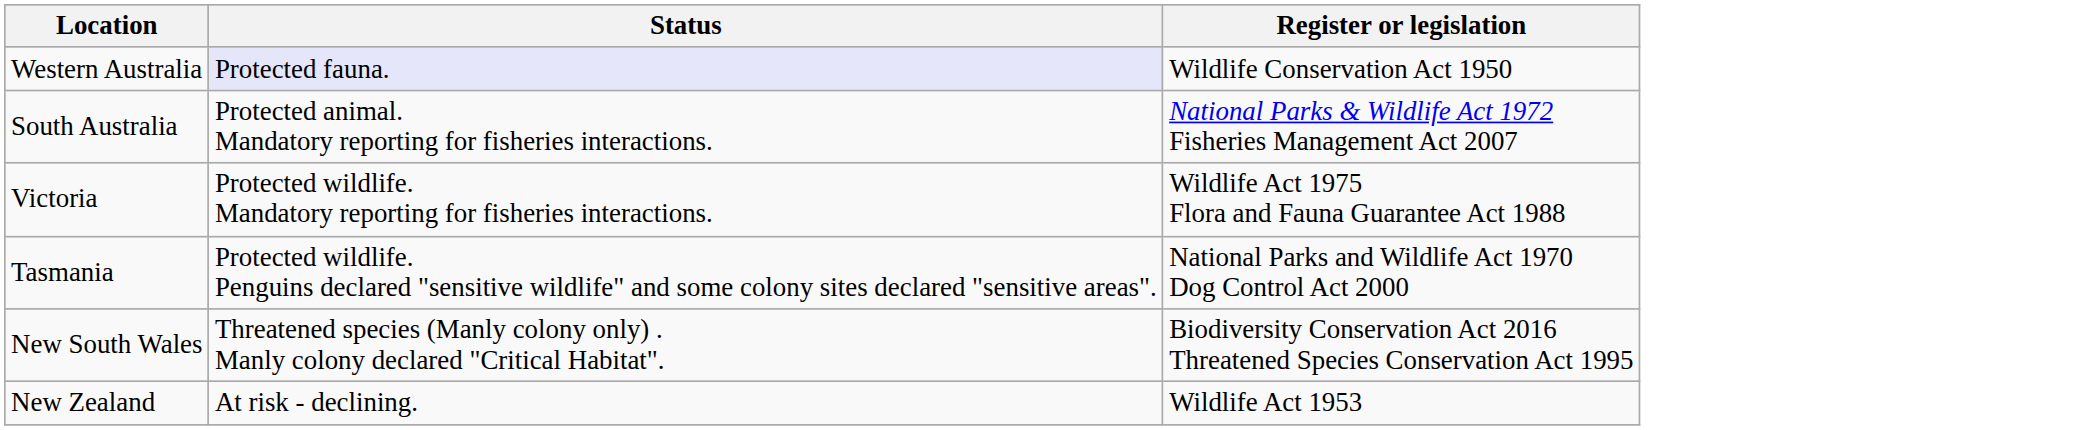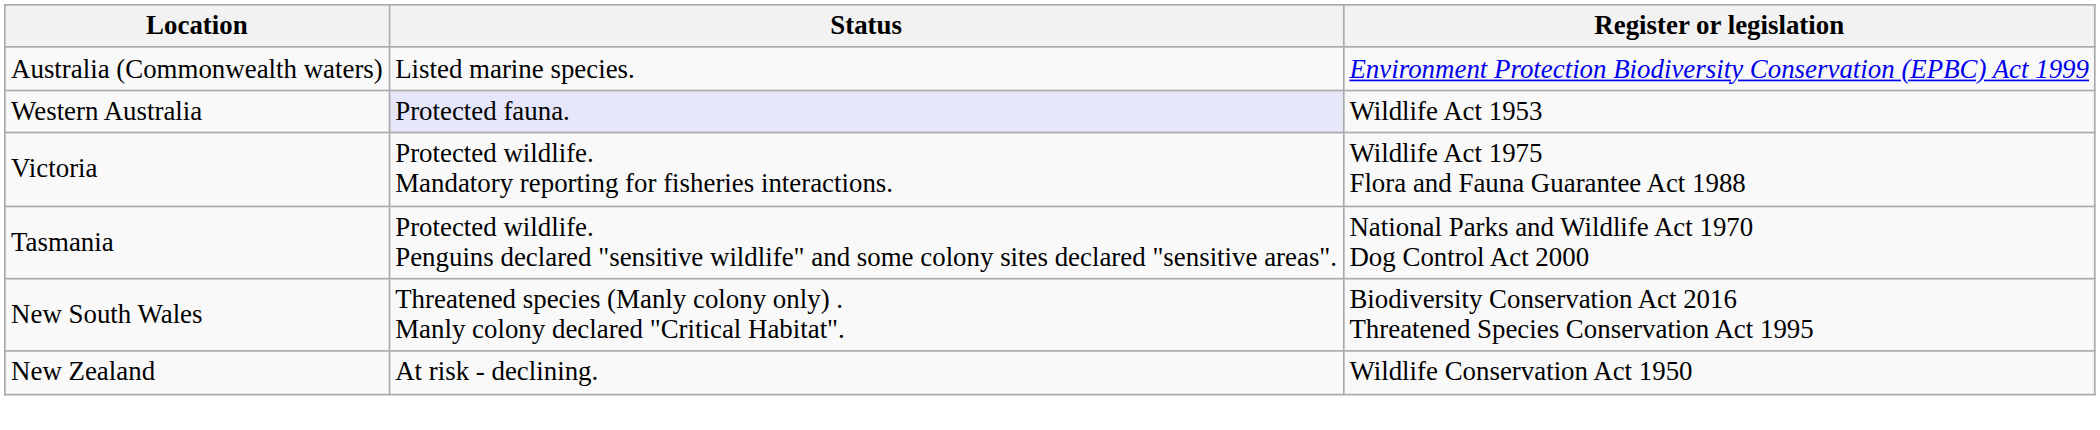+ row: (197, 68)
(1341, 68) Wildlife Conservation Act 1950 -> (1446, 111) Wildlife Act 1953
- row: (94, 126)
(1266, 402) Wildlife Act 1953 -> (1521, 372) Wildlife Conservation Act 1950
